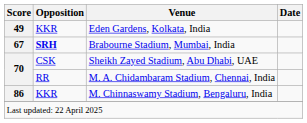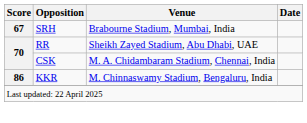- row: (149, 28)
(46, 45) bold -> (46, 28) normal
(46, 61) CSK -> (42, 45) RR
(42, 77) RR -> (46, 61) CSK
